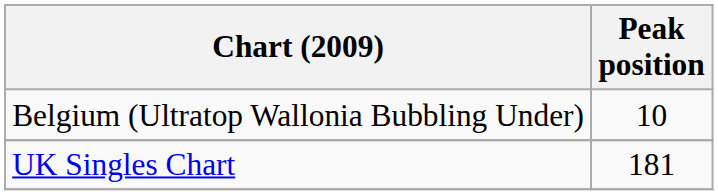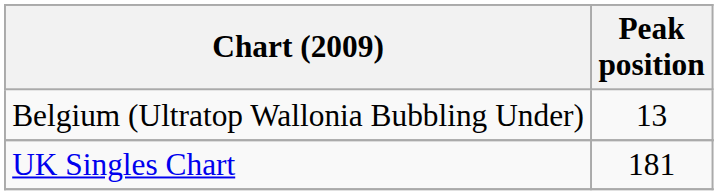(652, 114) 10 -> (652, 114) 13
